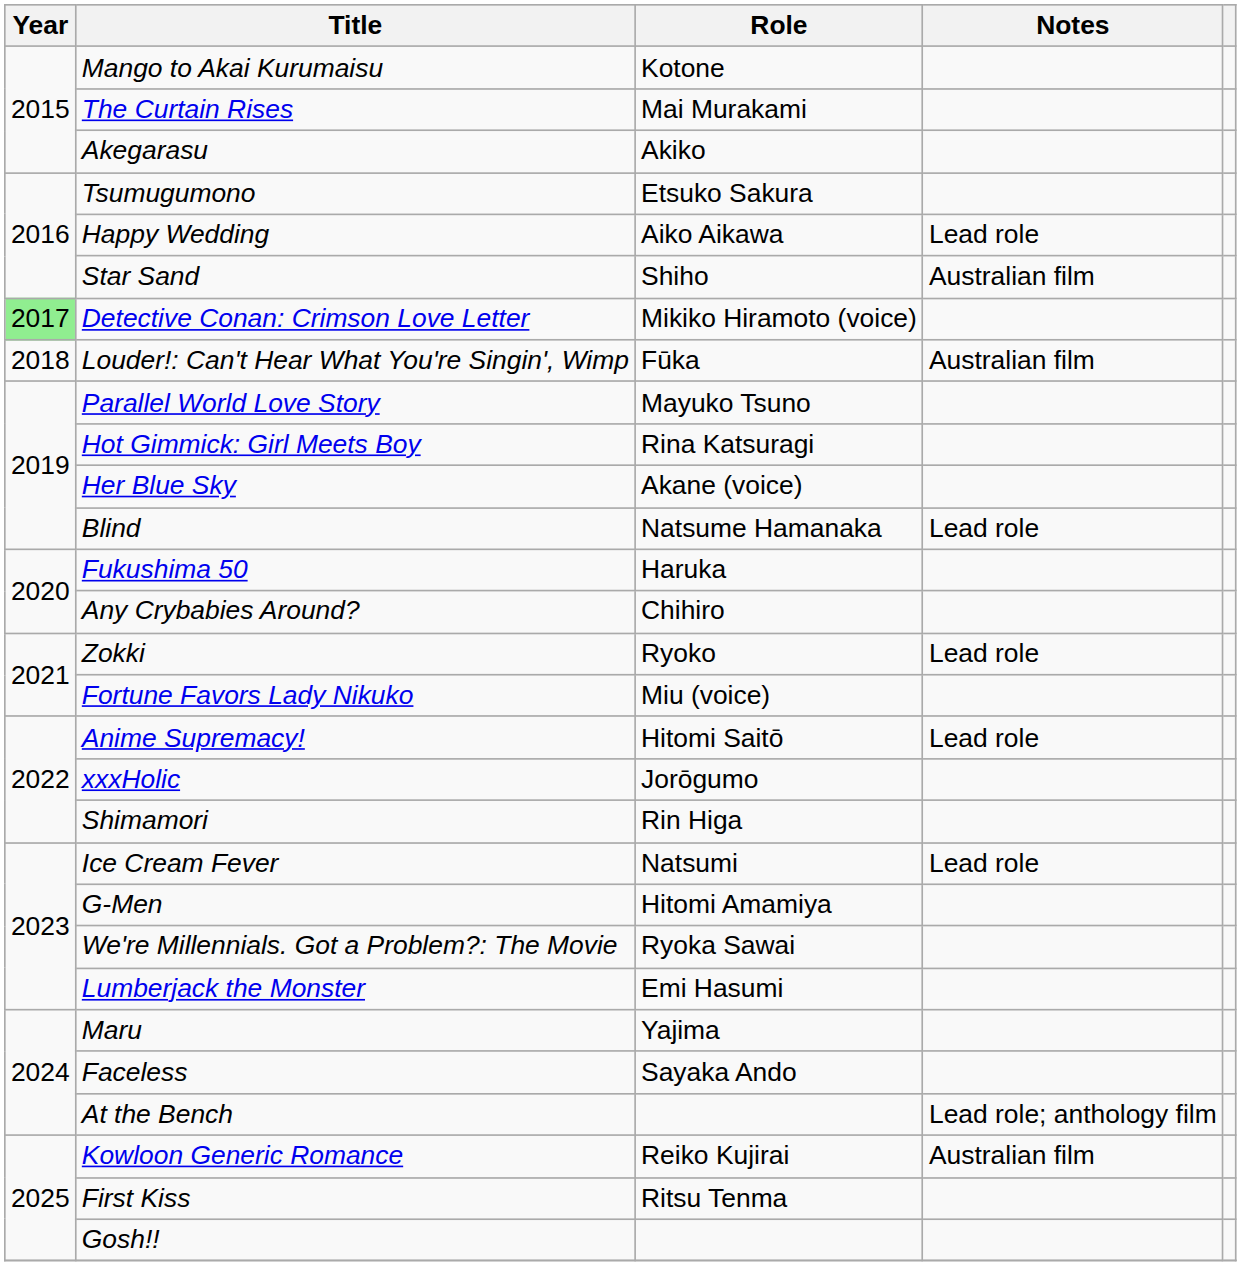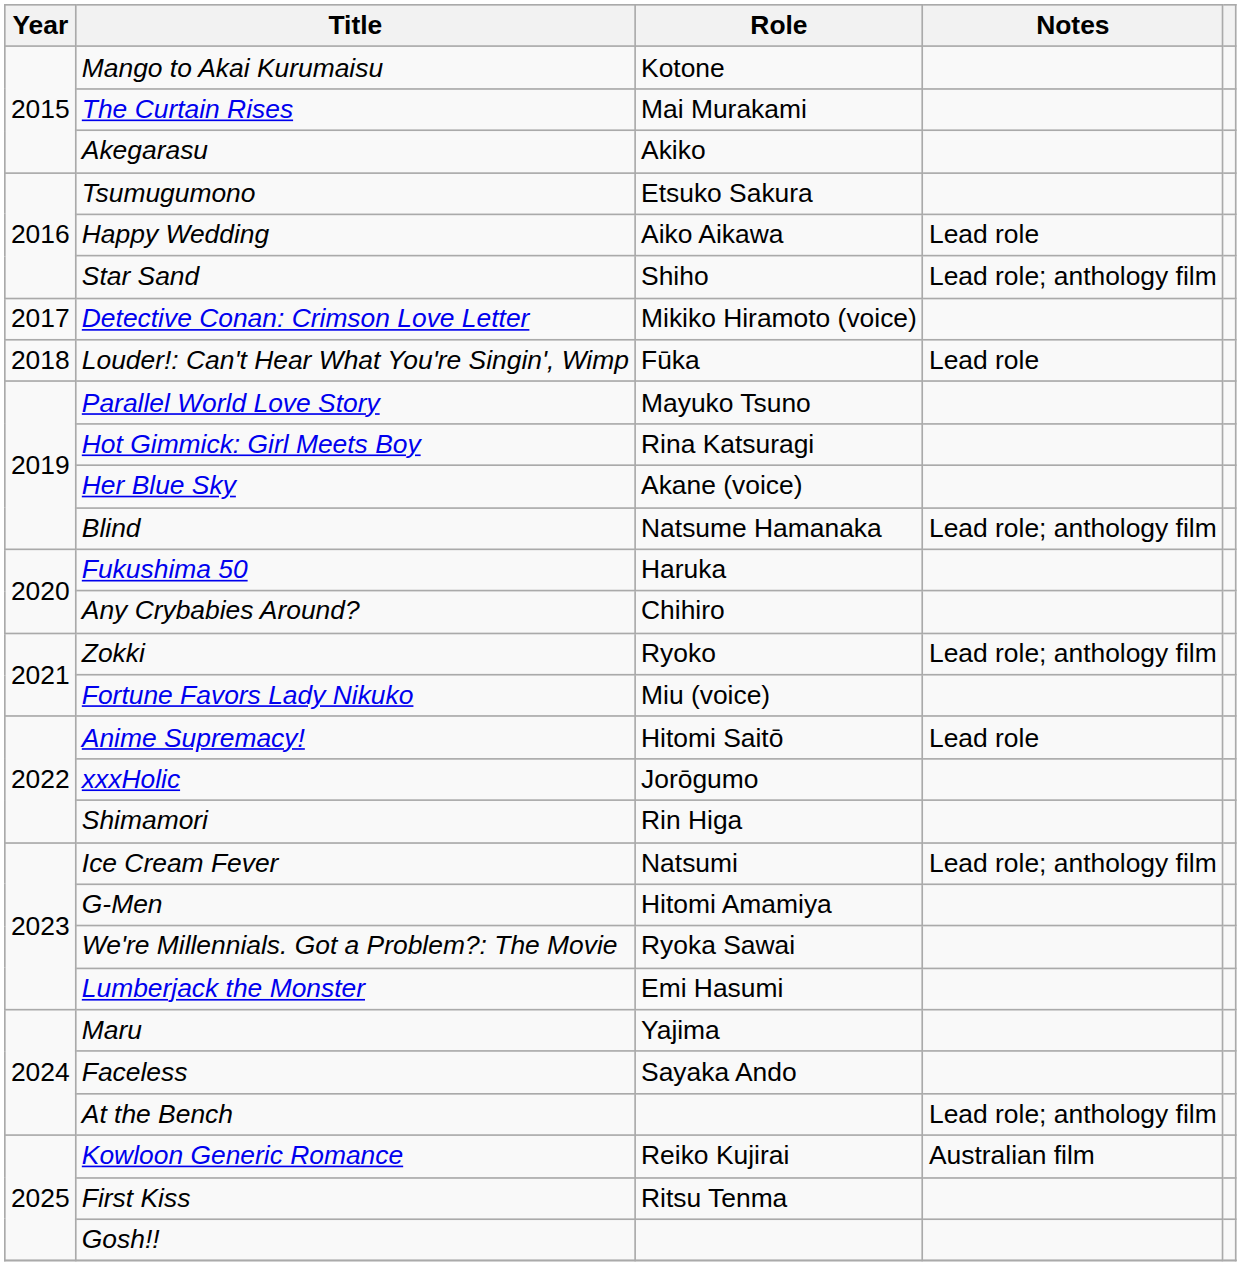(1012, 276) Australian film -> (1073, 276) Lead role; anthology film
(40, 318) lightgreen background -> (40, 318) no background
(1012, 360) Australian film -> (984, 360) Lead role
(984, 527) Lead role -> (1073, 527) Lead role; anthology film
(984, 653) Lead role -> (1073, 653) Lead role; anthology film
(984, 862) Lead role -> (1073, 862) Lead role; anthology film
